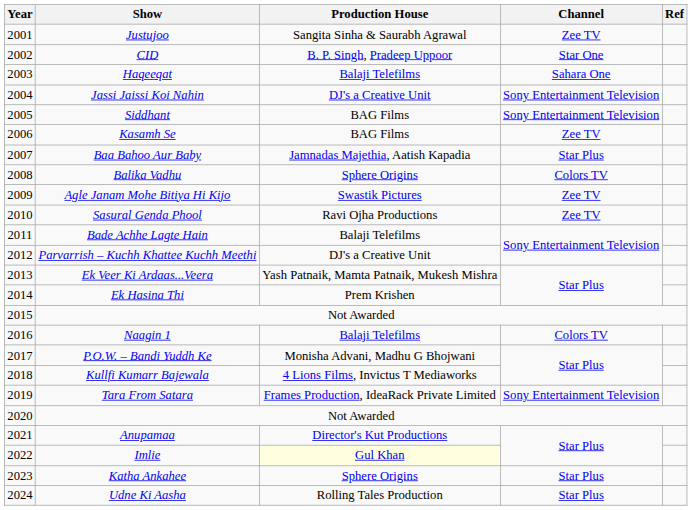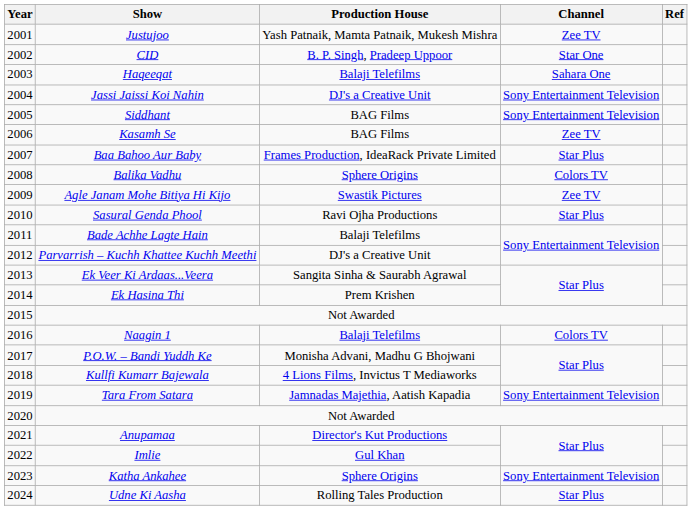(380, 34) Sangita Sinha & Saurabh Agrawal -> (380, 34) Yash Patnaik, Mamta Patnaik, Mukesh Mishra
(380, 154) Jamnadas Majethia, Aatish Kapadia -> (380, 154) Frames Production, IdeaRack Private Limited
(581, 214) Zee TV -> (581, 214) Star Plus
(380, 275) Yash Patnaik, Mamta Patnaik, Mukesh Mishra -> (380, 275) Sangita Sinha & Saurabh Agrawal
(380, 395) Frames Production, IdeaRack Private Limited -> (380, 395) Jamnadas Majethia, Aatish Kapadia
(380, 455) lightyellow background -> (380, 455) no background
(581, 475) Star Plus -> (581, 475) Sony Entertainment Television
